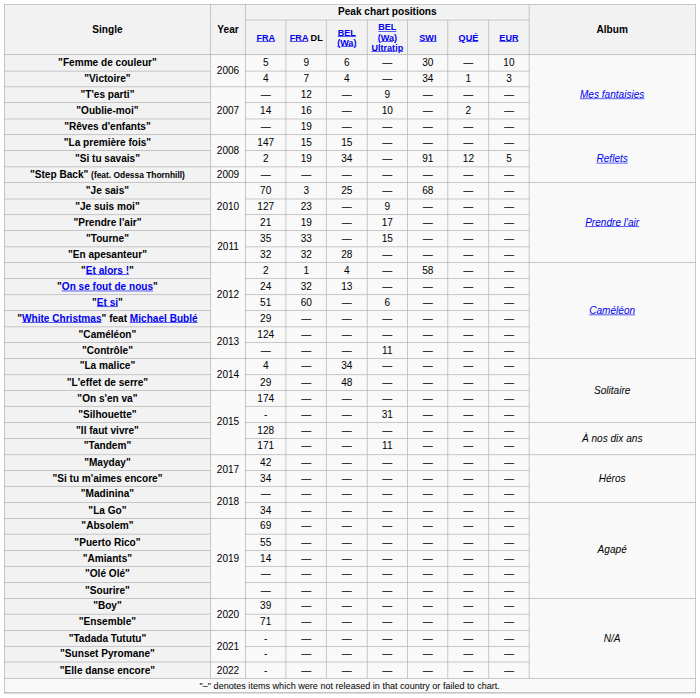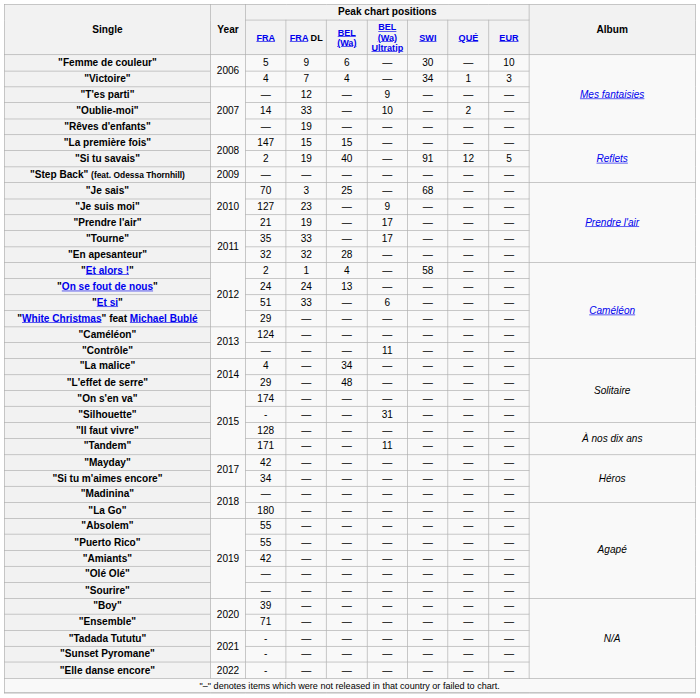(306, 110) 16 -> (306, 110) 33
(347, 158) 34 -> (347, 158) 40
(387, 238) 15 -> (387, 238) 17
(306, 286) 32 -> (306, 286) 24
(306, 302) 60 -> (306, 302) 33
(266, 510) 34 -> (266, 510) 180
(266, 526) 69 -> (266, 526) 55
(266, 558) 14 -> (266, 558) 42
